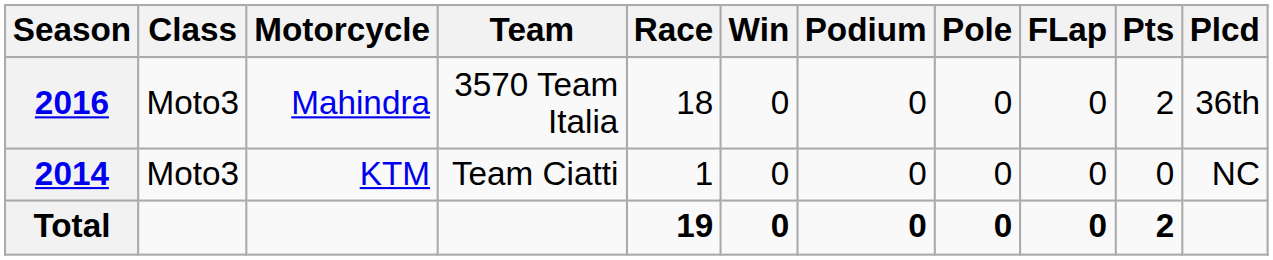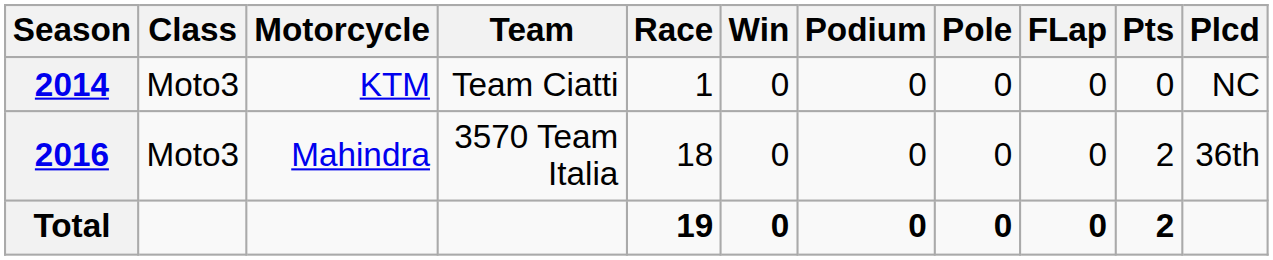rows swapped: (72, 173) <-> (72, 102)
